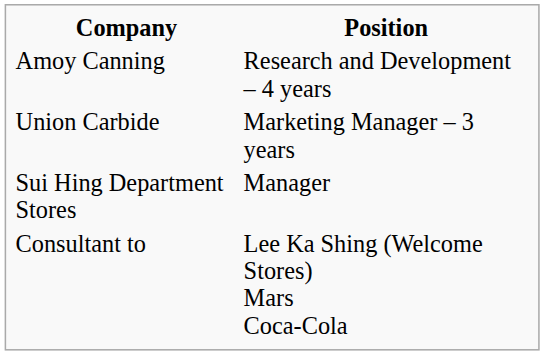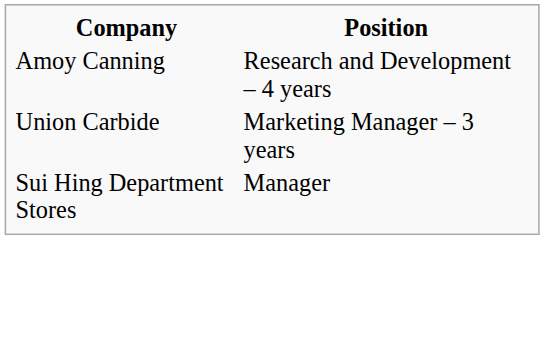- row: (81, 244)
